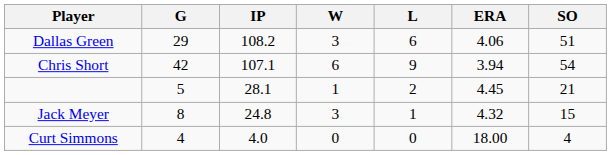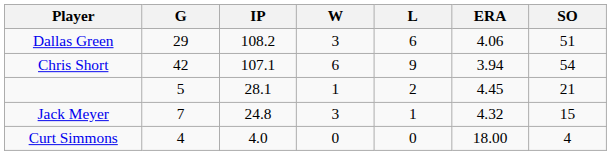(181, 114) 8 -> (181, 114) 7
